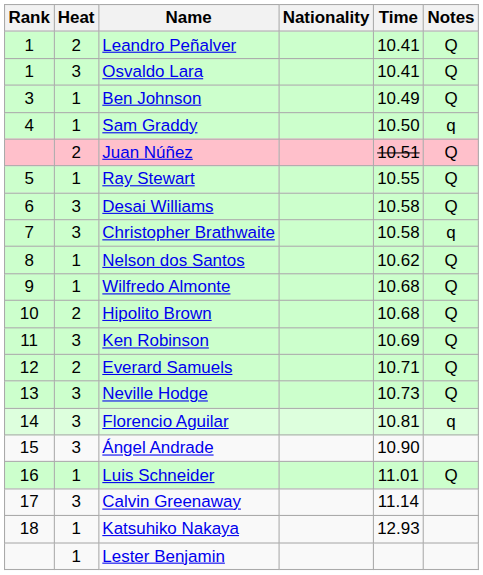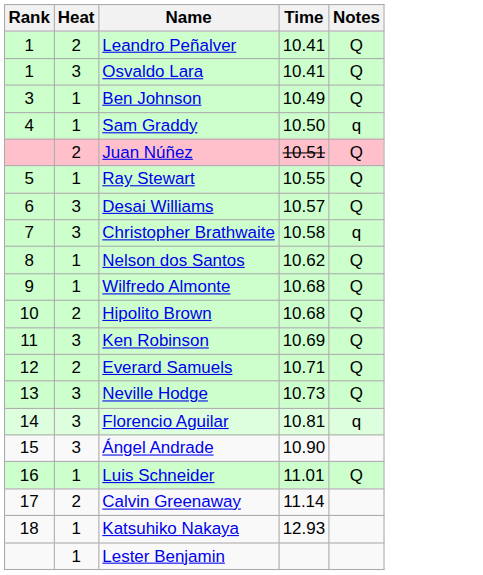- column: (326, 17)
(398, 206) 10.58 -> (304, 206) 10.57
(76, 502) 3 -> (76, 502) 2
